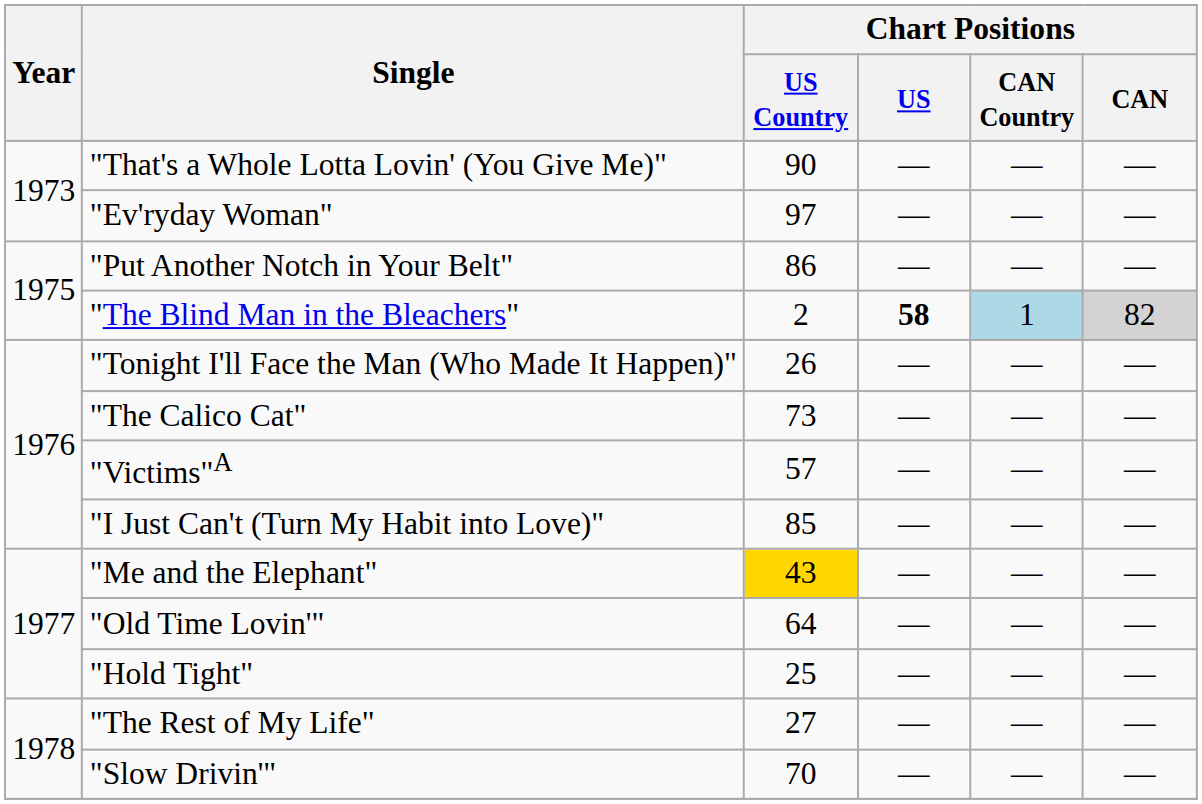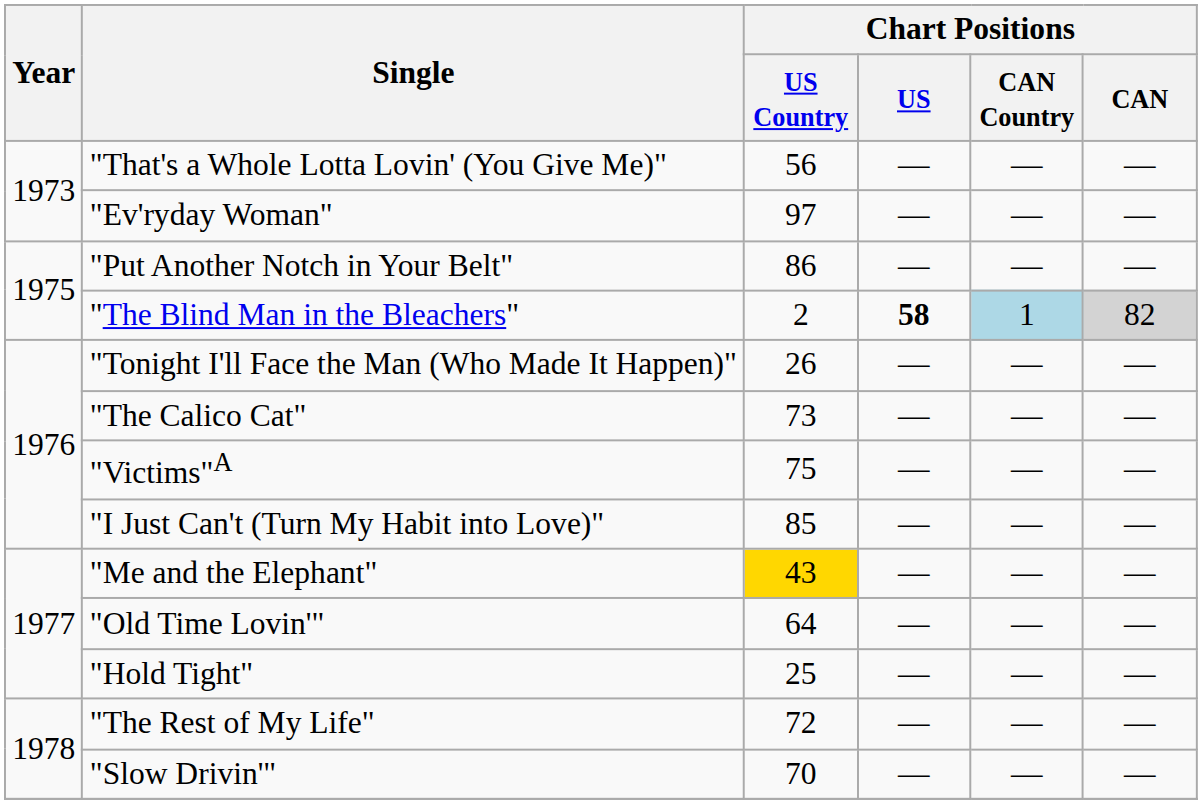(801, 164) 90 -> (801, 164) 56
(801, 469) 57 -> (801, 469) 75
(801, 723) 27 -> (801, 723) 72
